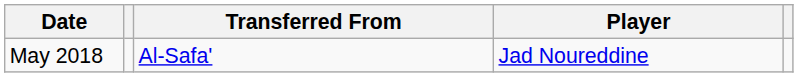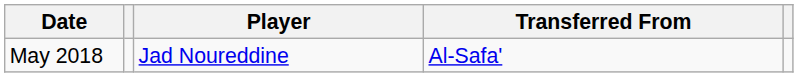columns swapped: (638, 22) <-> (314, 22)
